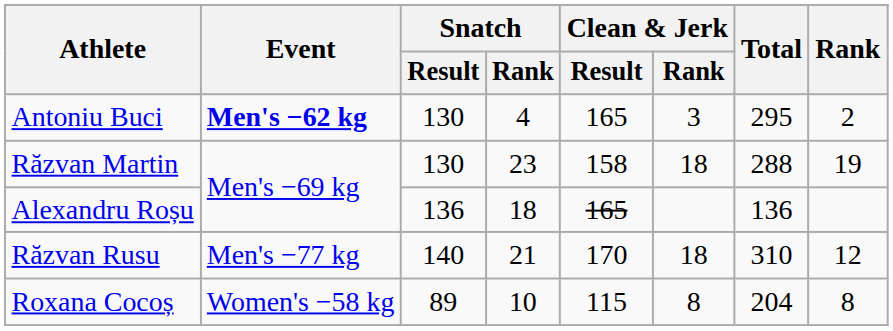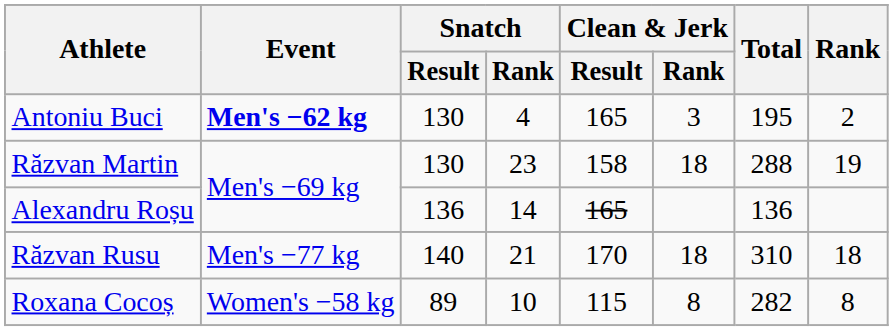(772, 117) 295 -> (772, 117) 195
(523, 209) 18 -> (523, 209) 14
(848, 255) 12 -> (848, 255) 18
(772, 301) 204 -> (772, 301) 282
